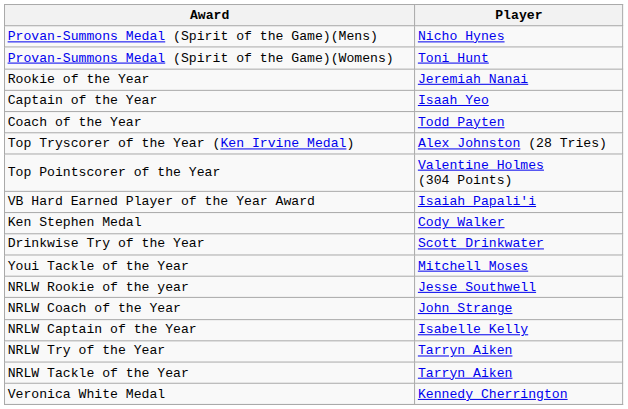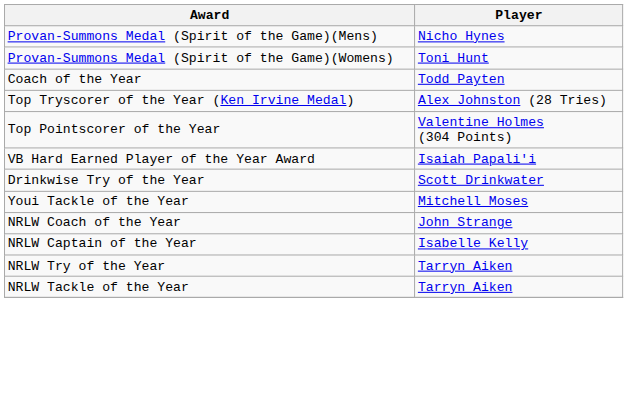- row: (79, 79)
- row: (82, 101)
- row: (75, 223)
- row: (98, 287)
- row: (86, 394)
